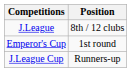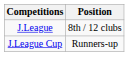- row: (36, 43)
